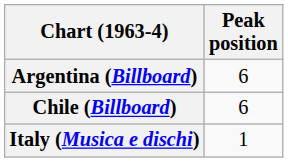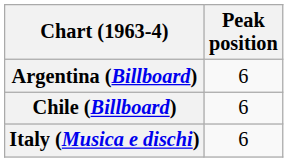(243, 140) 1 -> (243, 140) 6
